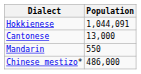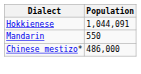- row: (28, 37)
